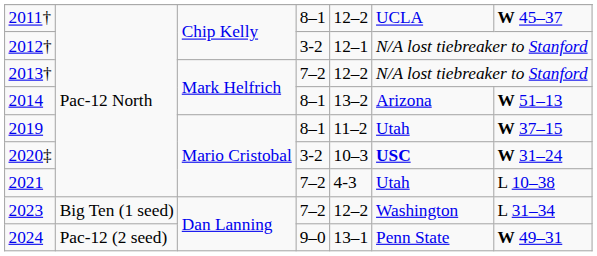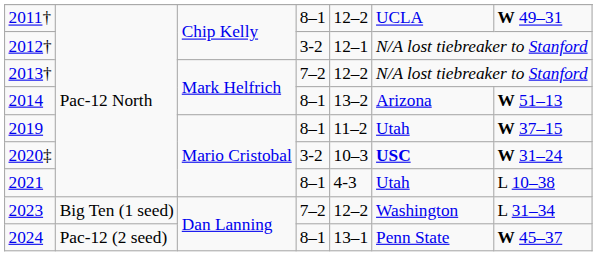(530, 18) W 45–37 -> (530, 18) W 49–31
(313, 182) 7–2 -> (313, 182) 8–1
(313, 237) 9–0 -> (313, 237) 8–1
(530, 237) W 49–31 -> (530, 237) W 45–37
